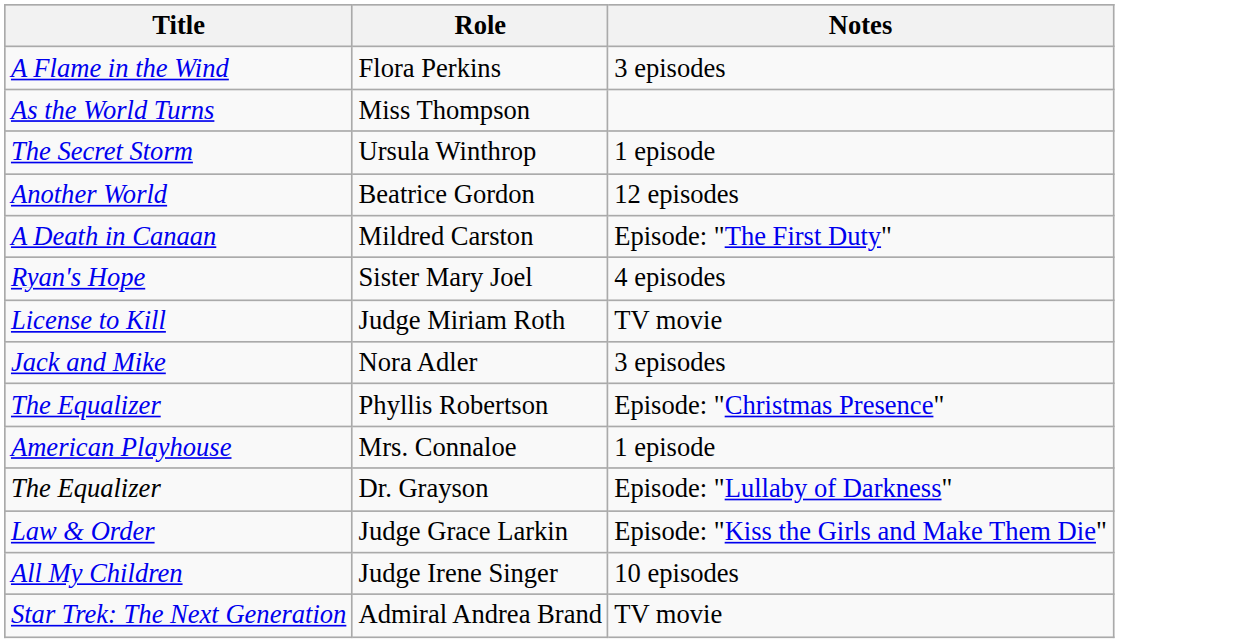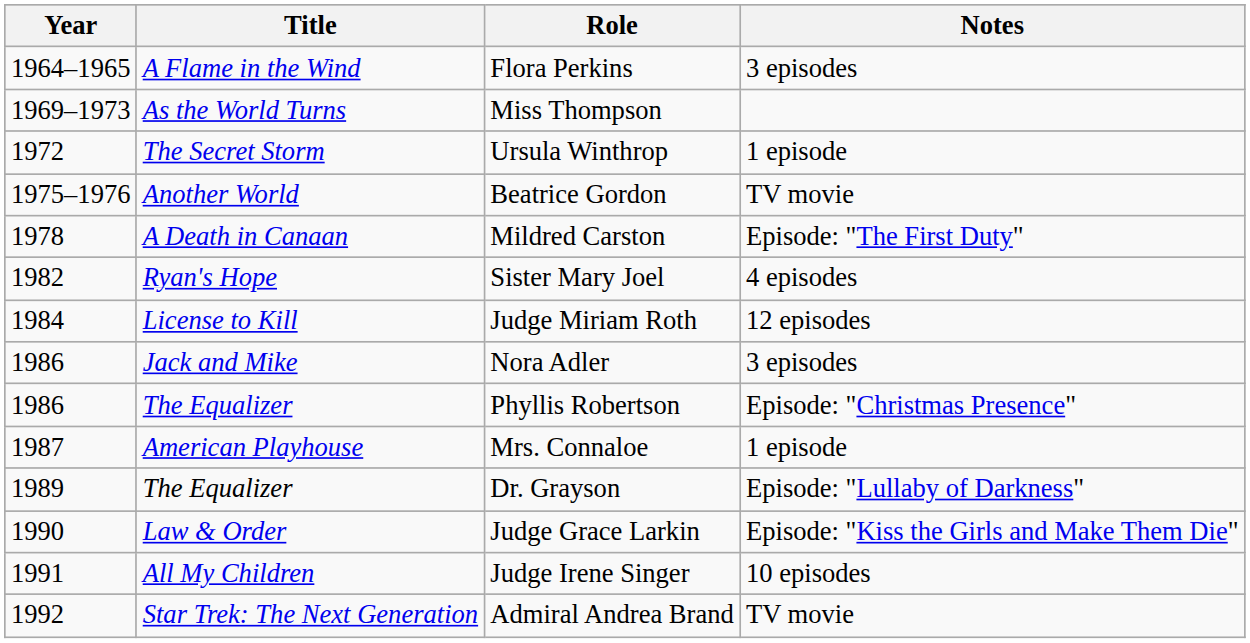+ column: (71, 25)
(677, 194) 12 episodes -> (800, 194) TV movie
(668, 320) TV movie -> (808, 320) 12 episodes
